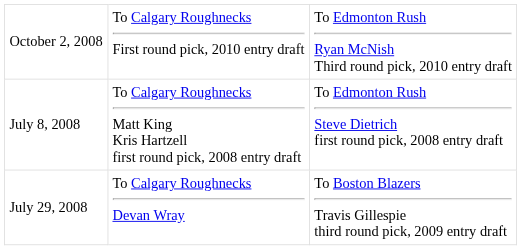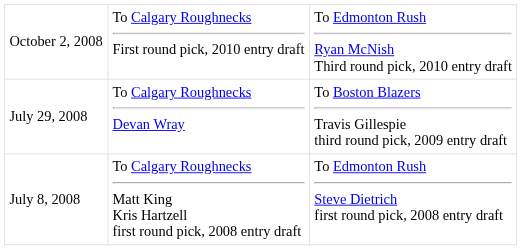rows swapped: (48, 207) <-> (45, 124)
